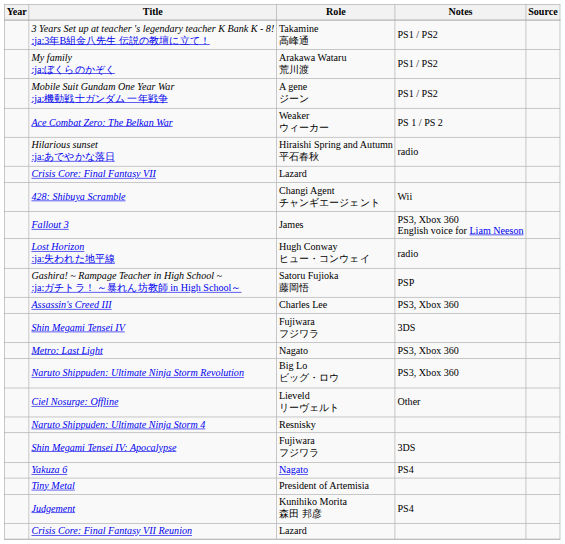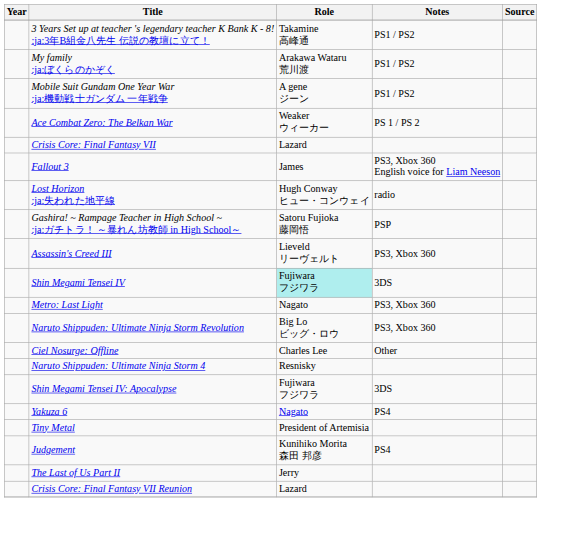- row: (73, 151)
- row: (78, 197)
(303, 305) Charles Lee -> (309, 253) Lieveld リーヴェルト
(299, 327) no background -> (299, 282) paleturquoise background
(309, 401) Lieveld リーヴェルト -> (303, 350) Charles Lee
+ row: (76, 473)
